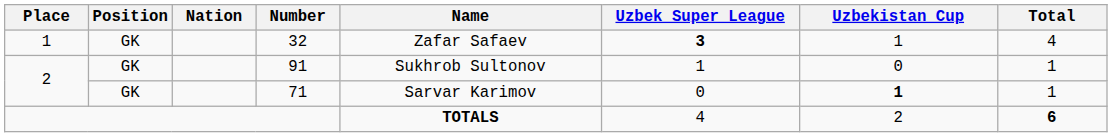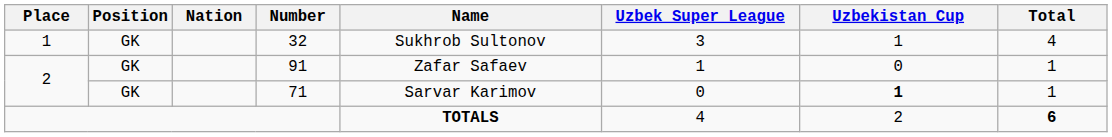(470, 43) Zafar Safaev -> (470, 43) Sukhrob Sultonov
(700, 43) bold -> (700, 43) normal
(470, 68) Sukhrob Sultonov -> (470, 68) Zafar Safaev
